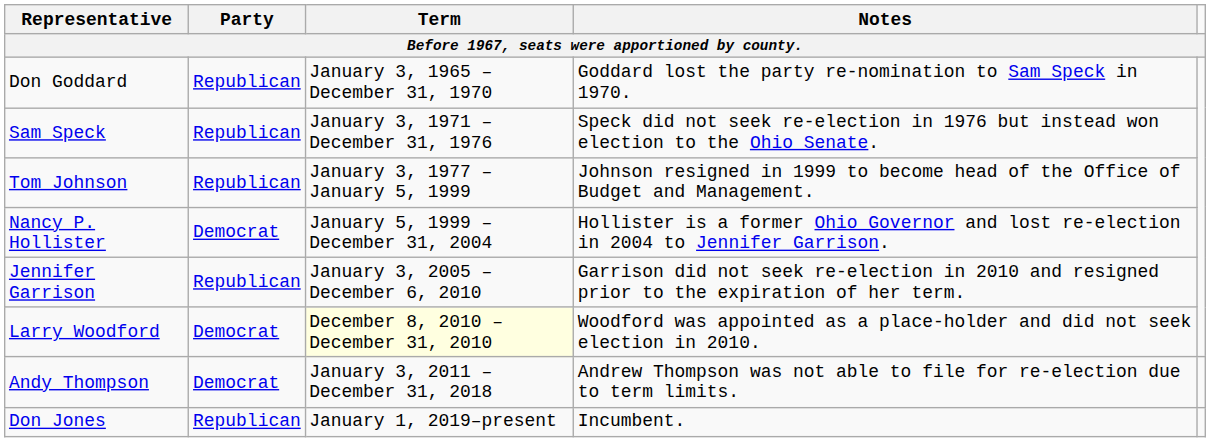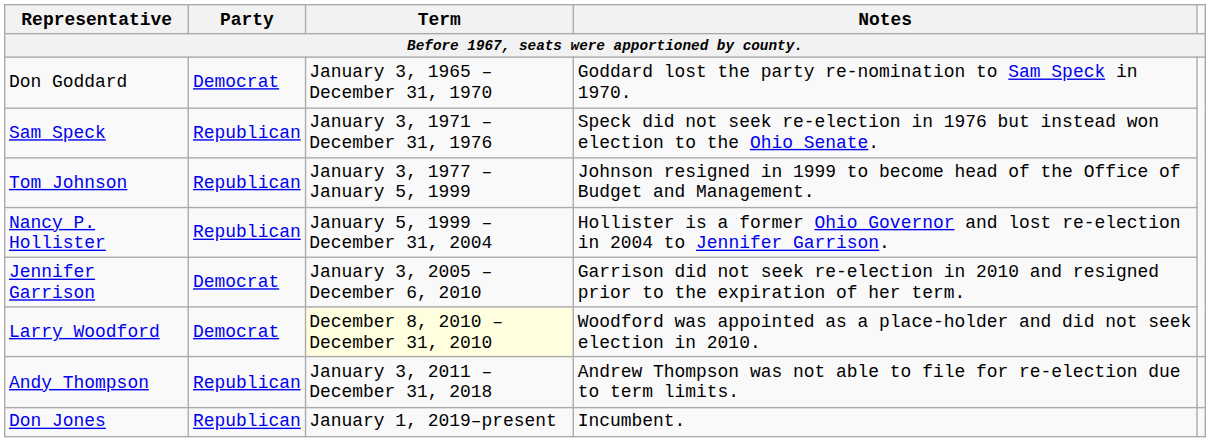(247, 83) Republican -> (236, 83) Democrat
(236, 232) Democrat -> (247, 232) Republican
(247, 282) Republican -> (236, 282) Democrat
(236, 382) Democrat -> (247, 382) Republican
